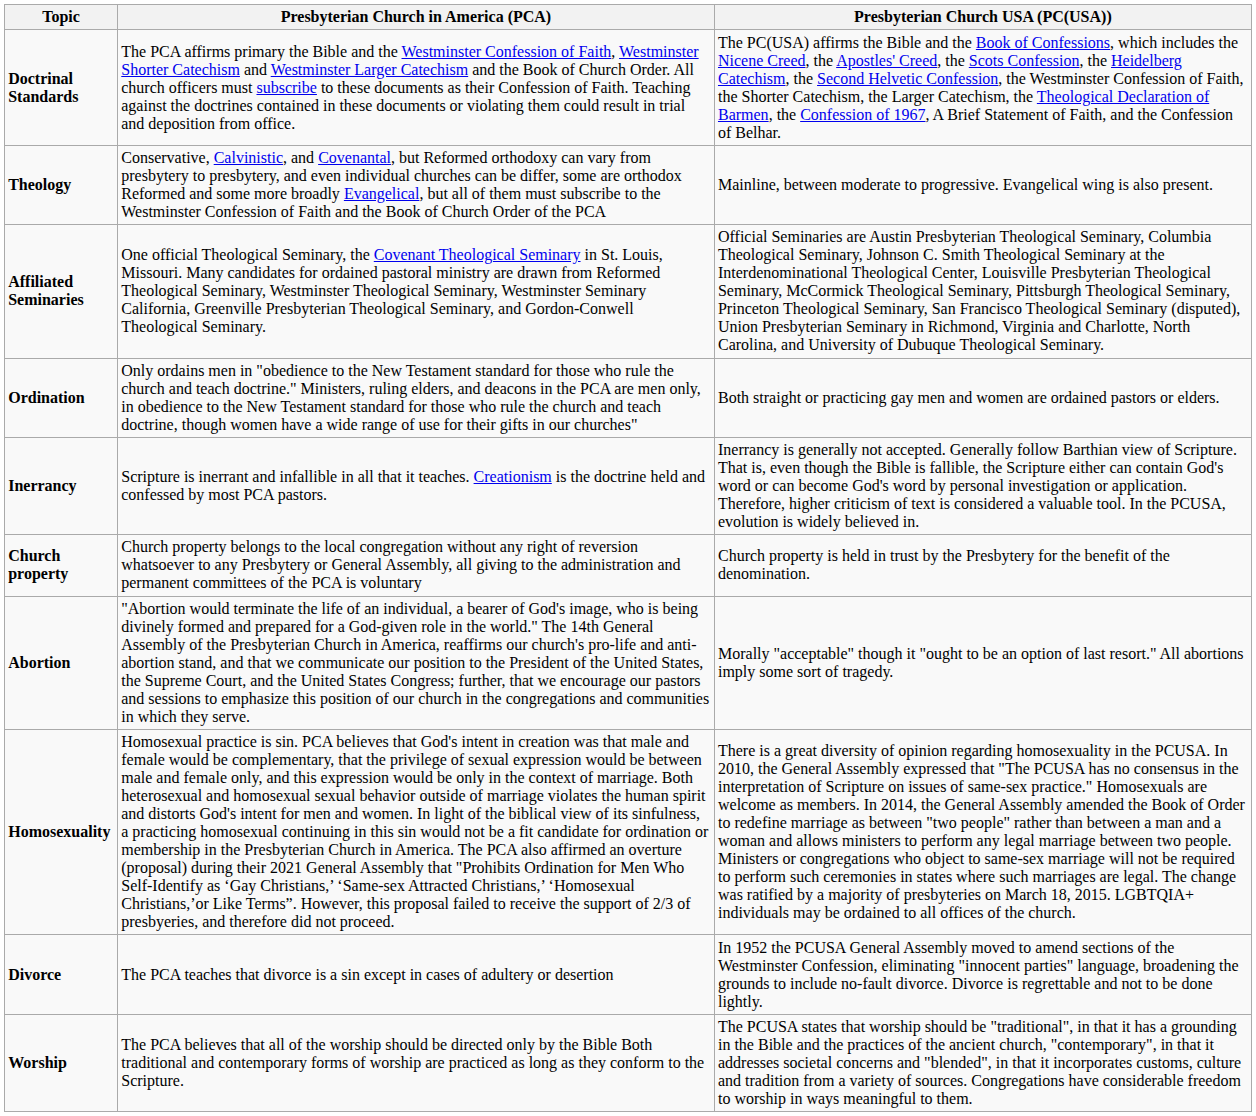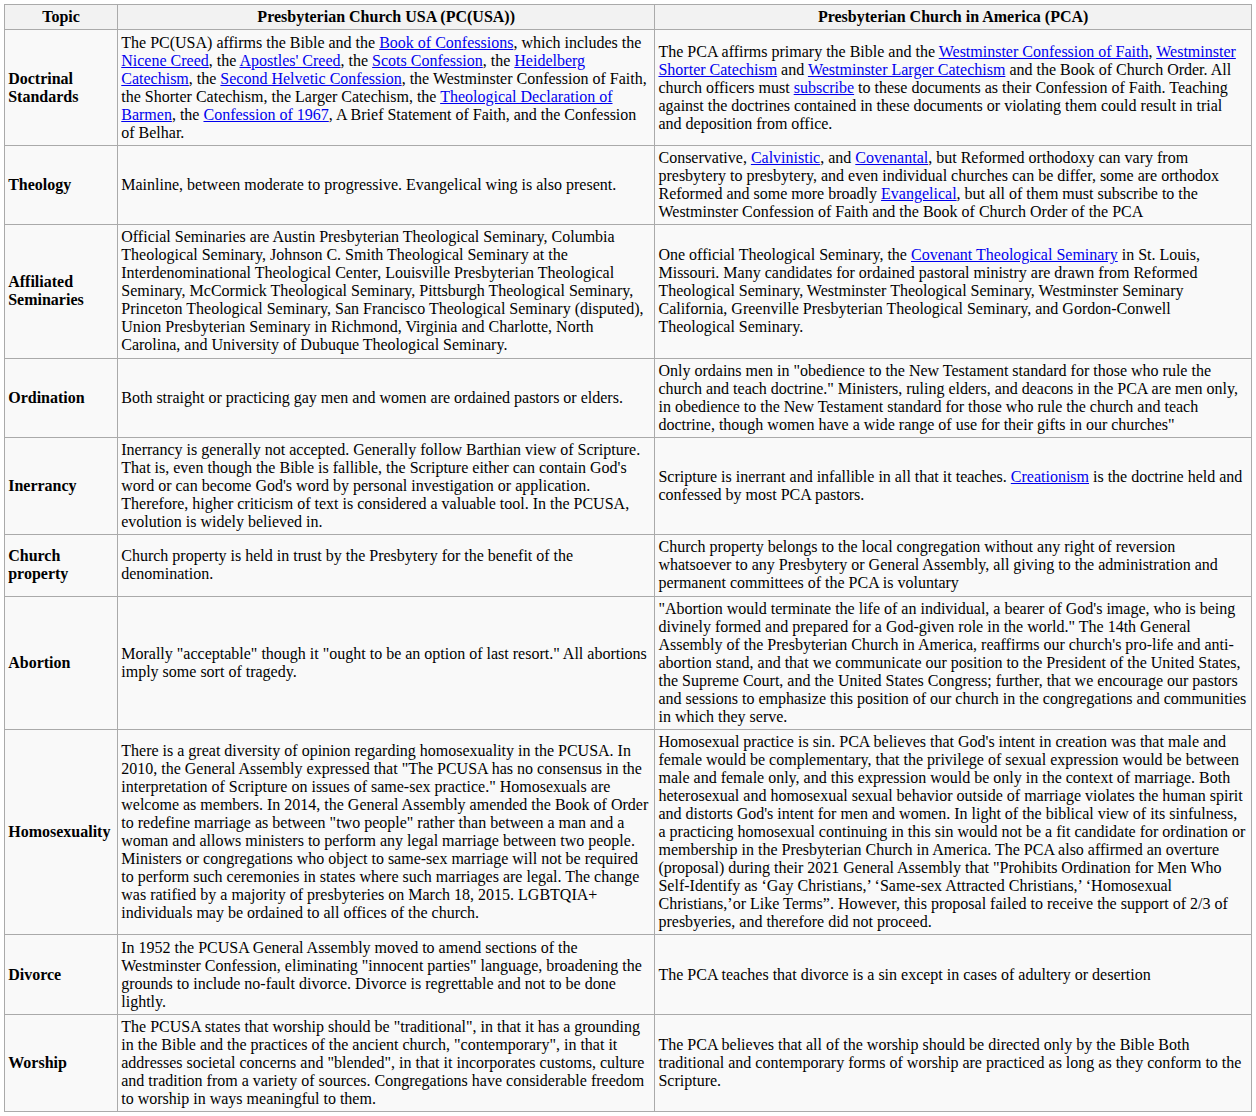columns swapped: (416, 17) <-> (983, 17)
